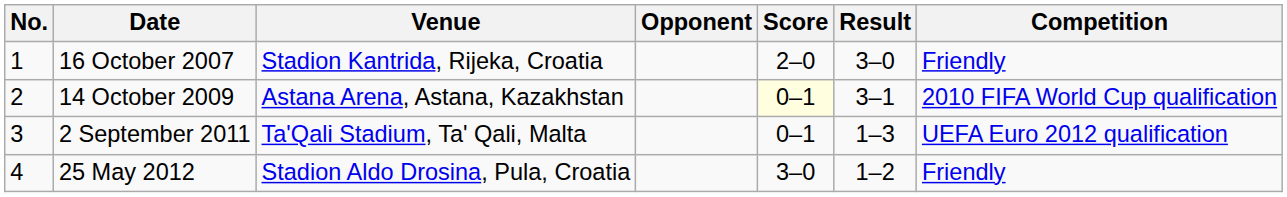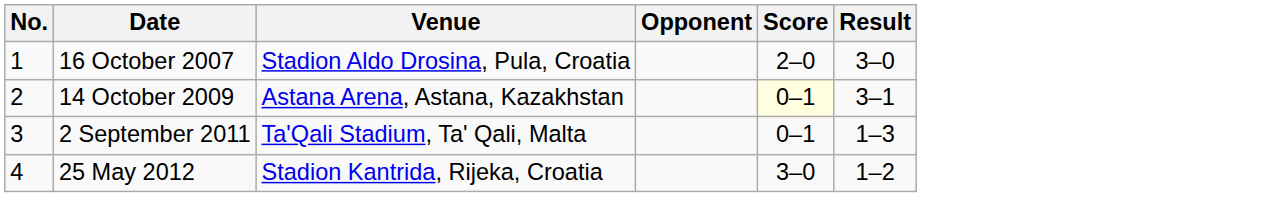- column: (1100, 23)
(432, 60) Stadion Kantrida, Rijeka, Croatia -> (446, 60) Stadion Aldo Drosina, Pula, Croatia
(446, 172) Stadion Aldo Drosina, Pula, Croatia -> (432, 172) Stadion Kantrida, Rijeka, Croatia
